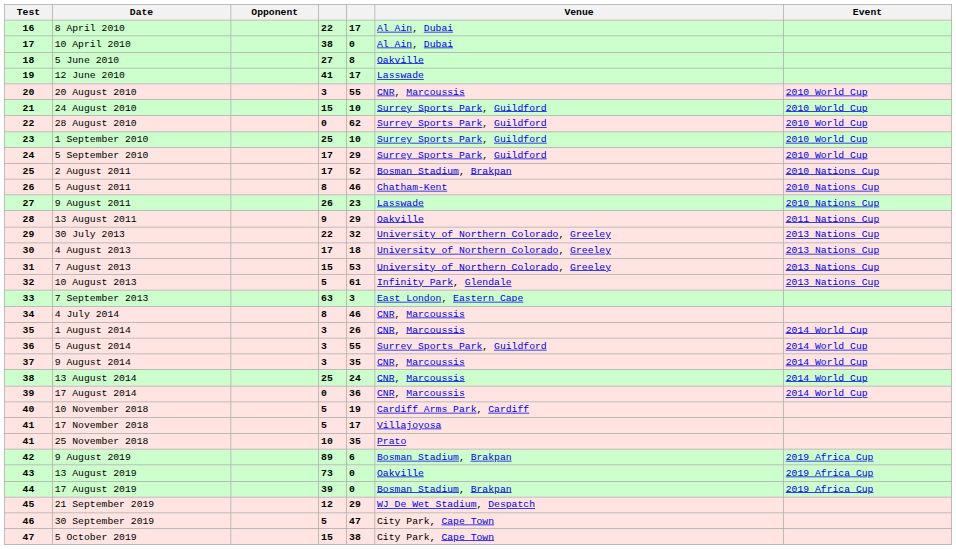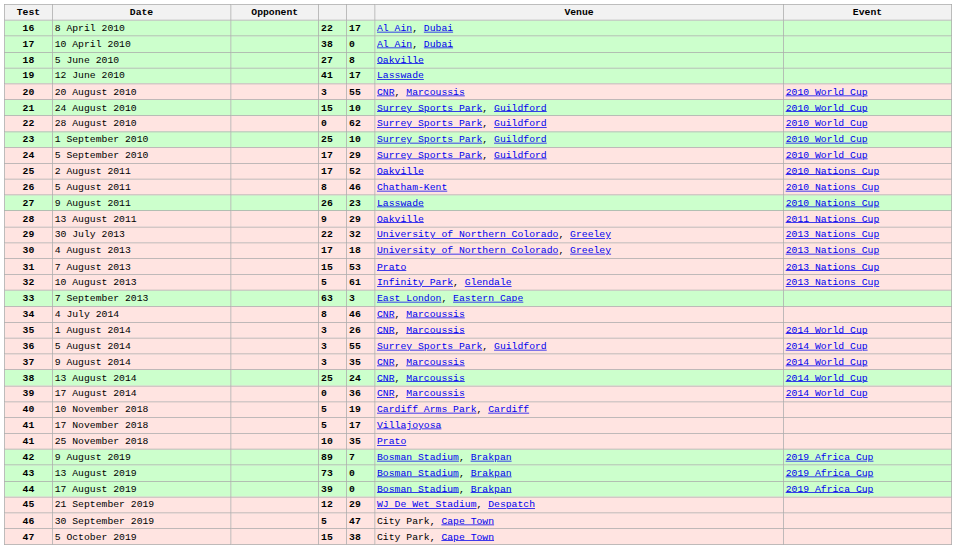(444, 171) Bosman Stadium, Brakpan -> (400, 171) Oakville
(494, 267) University of Northern Colorado, Greeley -> (392, 267) Prato
(352, 457) 6 -> (352, 457) 7
(400, 473) Oakville -> (444, 473) Bosman Stadium, Brakpan
